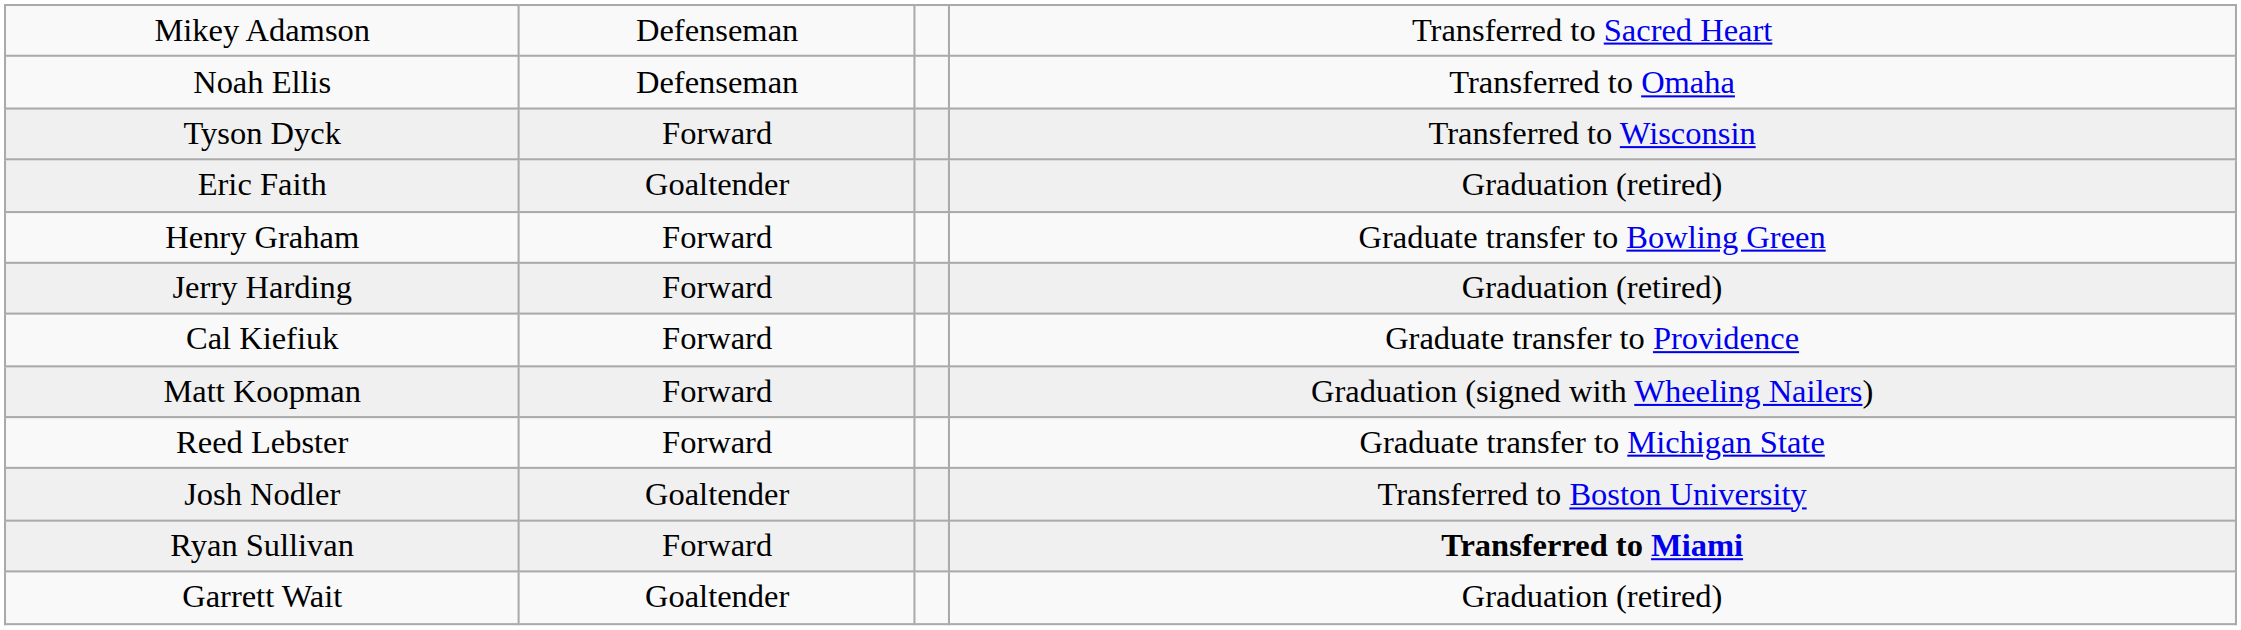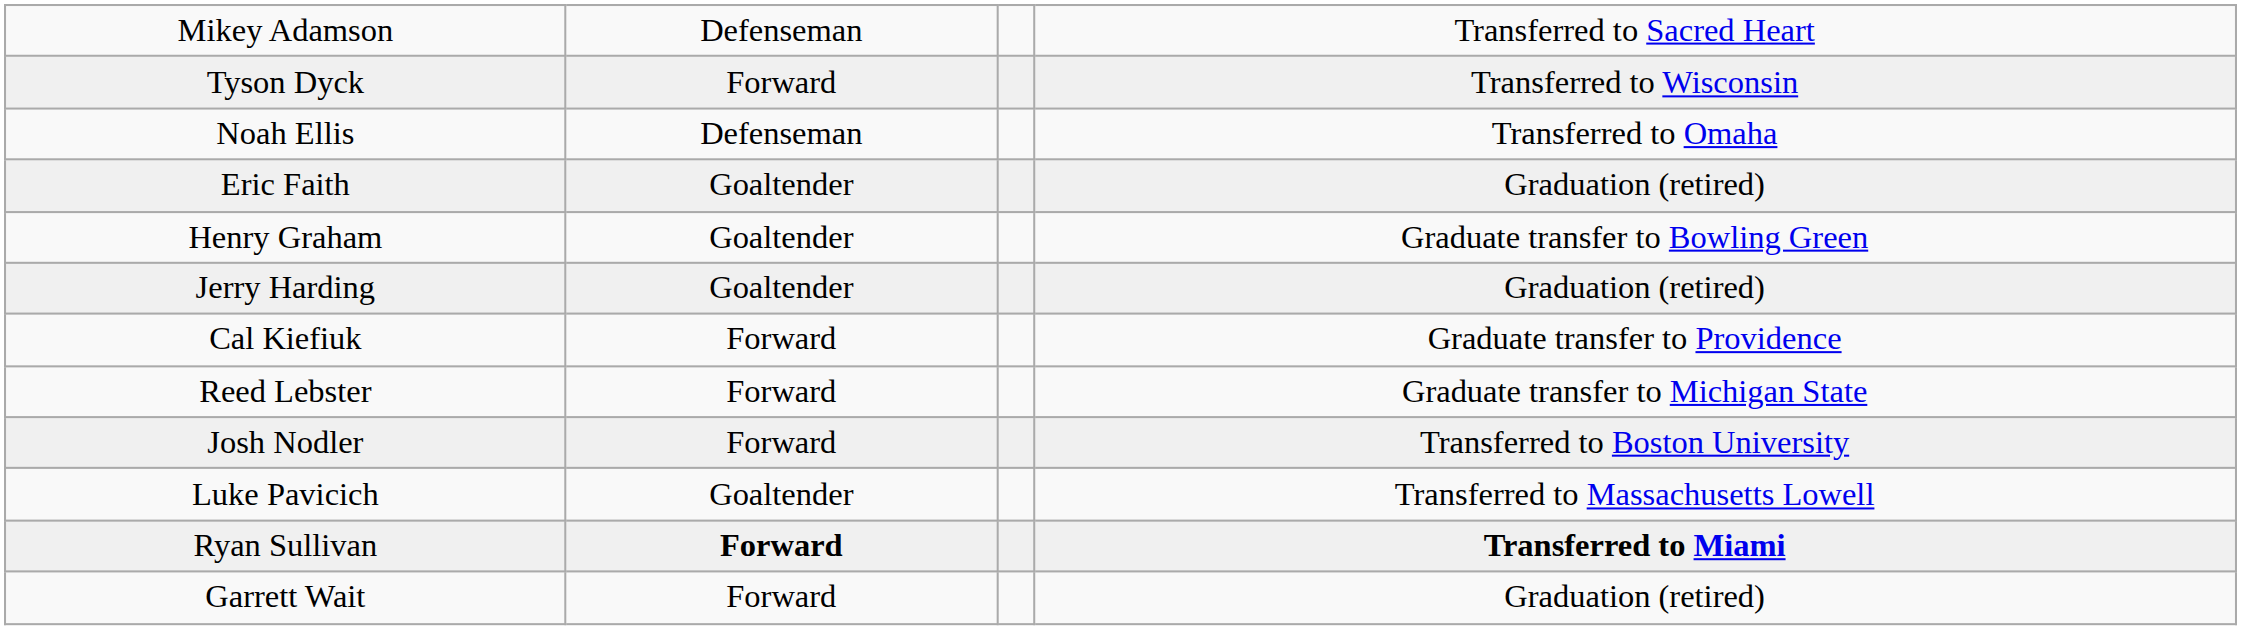rows swapped: (262, 133) <-> (262, 81)
(717, 236) Forward -> (781, 236) Goaltender
(717, 287) Forward -> (781, 287) Goaltender
- row: (262, 390)
(717, 493) Goaltender -> (781, 442) Forward
+ row: (285, 493)
(717, 545) normal -> (781, 545) bold
(717, 596) Goaltender -> (781, 596) Forward
